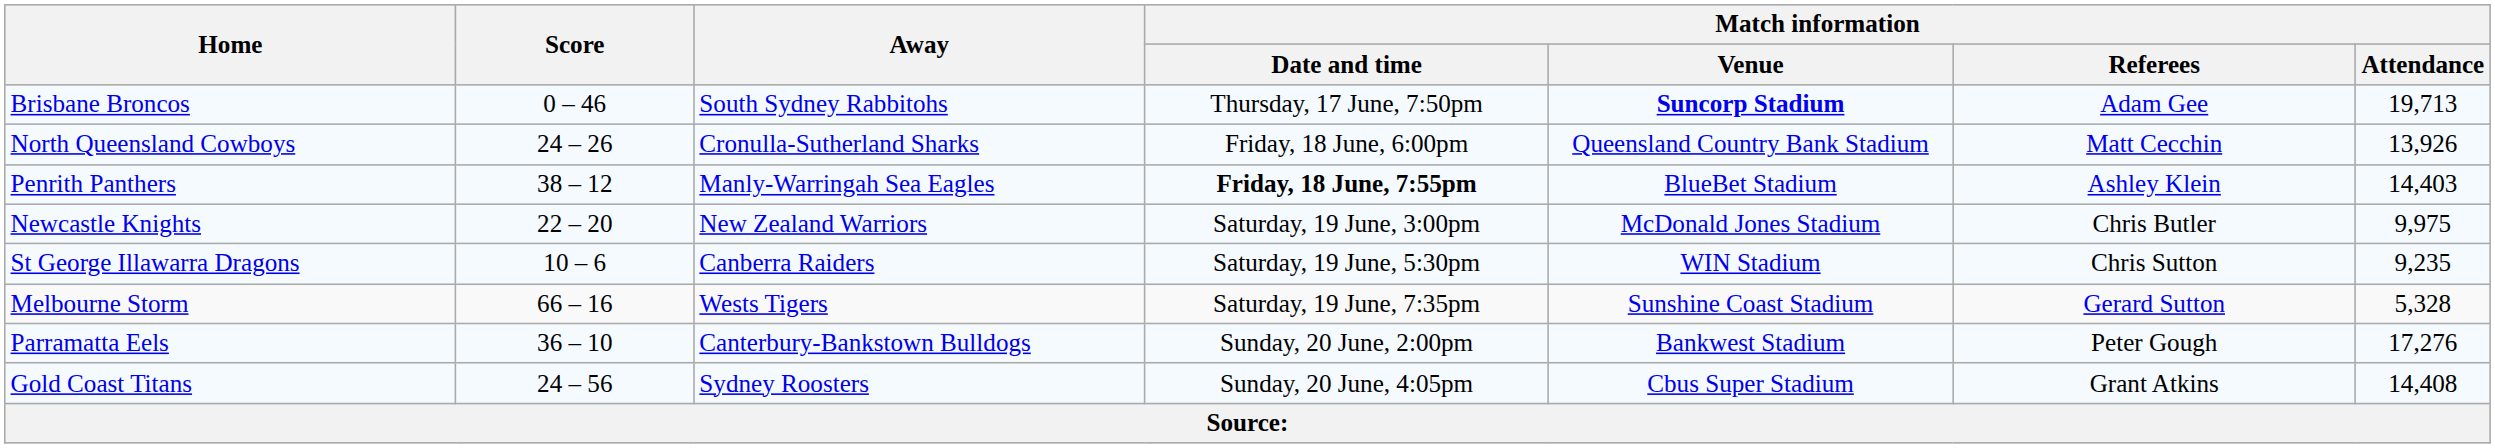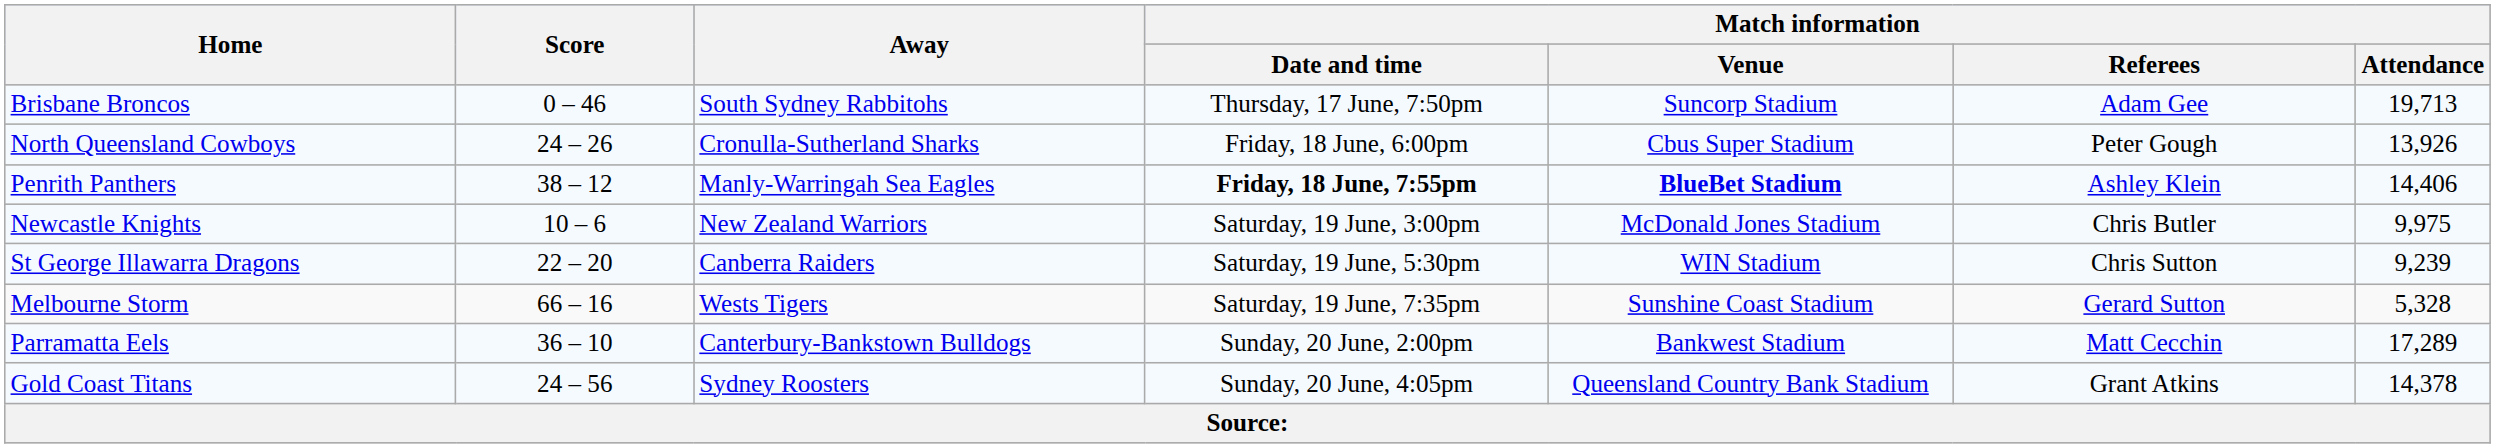(1751, 104) bold -> (1751, 104) normal
(1751, 143) Queensland Country Bank Stadium -> (1751, 143) Cbus Super Stadium
(2154, 143) Matt Cecchin -> (2154, 143) Peter Gough
(1751, 183) normal -> (1751, 183) bold
(2423, 183) 14,403 -> (2423, 183) 14,406
(575, 223) 22 – 20 -> (575, 223) 10 – 6
(575, 263) 10 – 6 -> (575, 263) 22 – 20
(2423, 263) 9,235 -> (2423, 263) 9,239
(2154, 343) Peter Gough -> (2154, 343) Matt Cecchin
(2423, 343) 17,276 -> (2423, 343) 17,289
(1751, 382) Cbus Super Stadium -> (1751, 382) Queensland Country Bank Stadium
(2423, 382) 14,408 -> (2423, 382) 14,378
